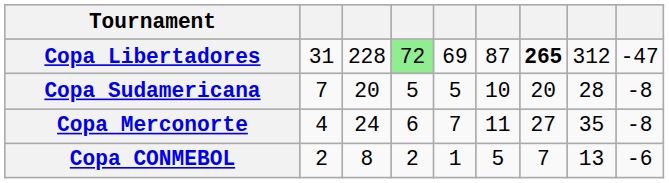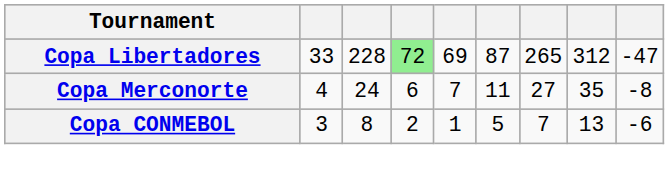(321, 57) 31 -> (321, 57) 33
(543, 57) bold -> (543, 57) normal
- row: (152, 91)
(321, 160) 2 -> (321, 126) 3
